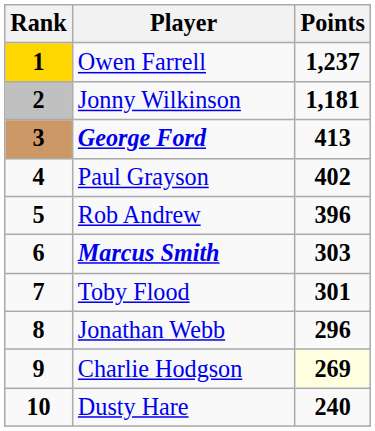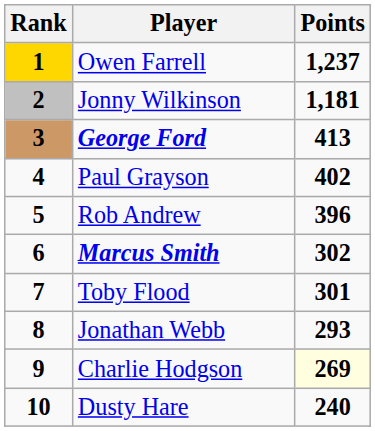(333, 253) 303 -> (333, 253) 302
(333, 330) 296 -> (333, 330) 293
